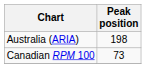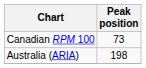rows swapped: (43, 39) <-> (51, 55)
